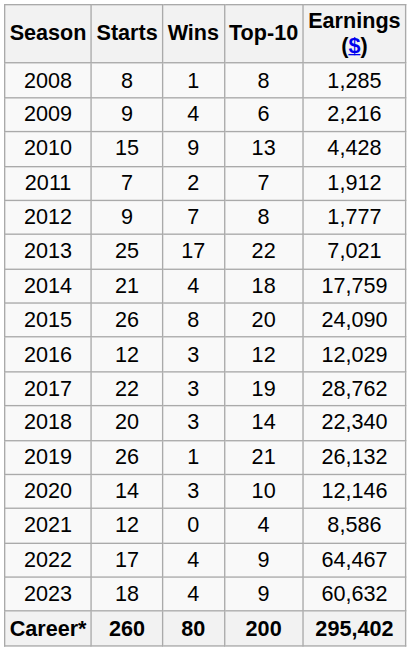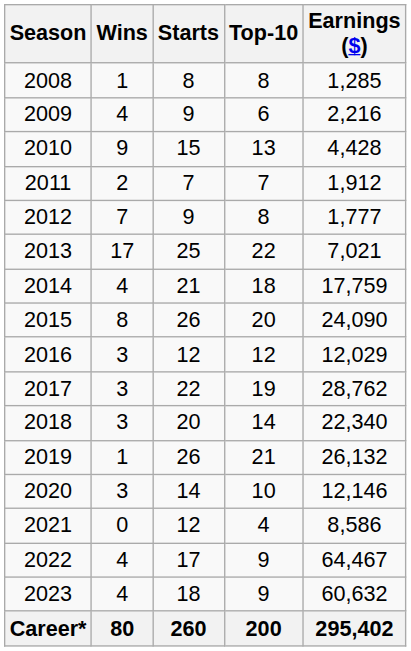columns swapped: (127, 33) <-> (193, 33)
